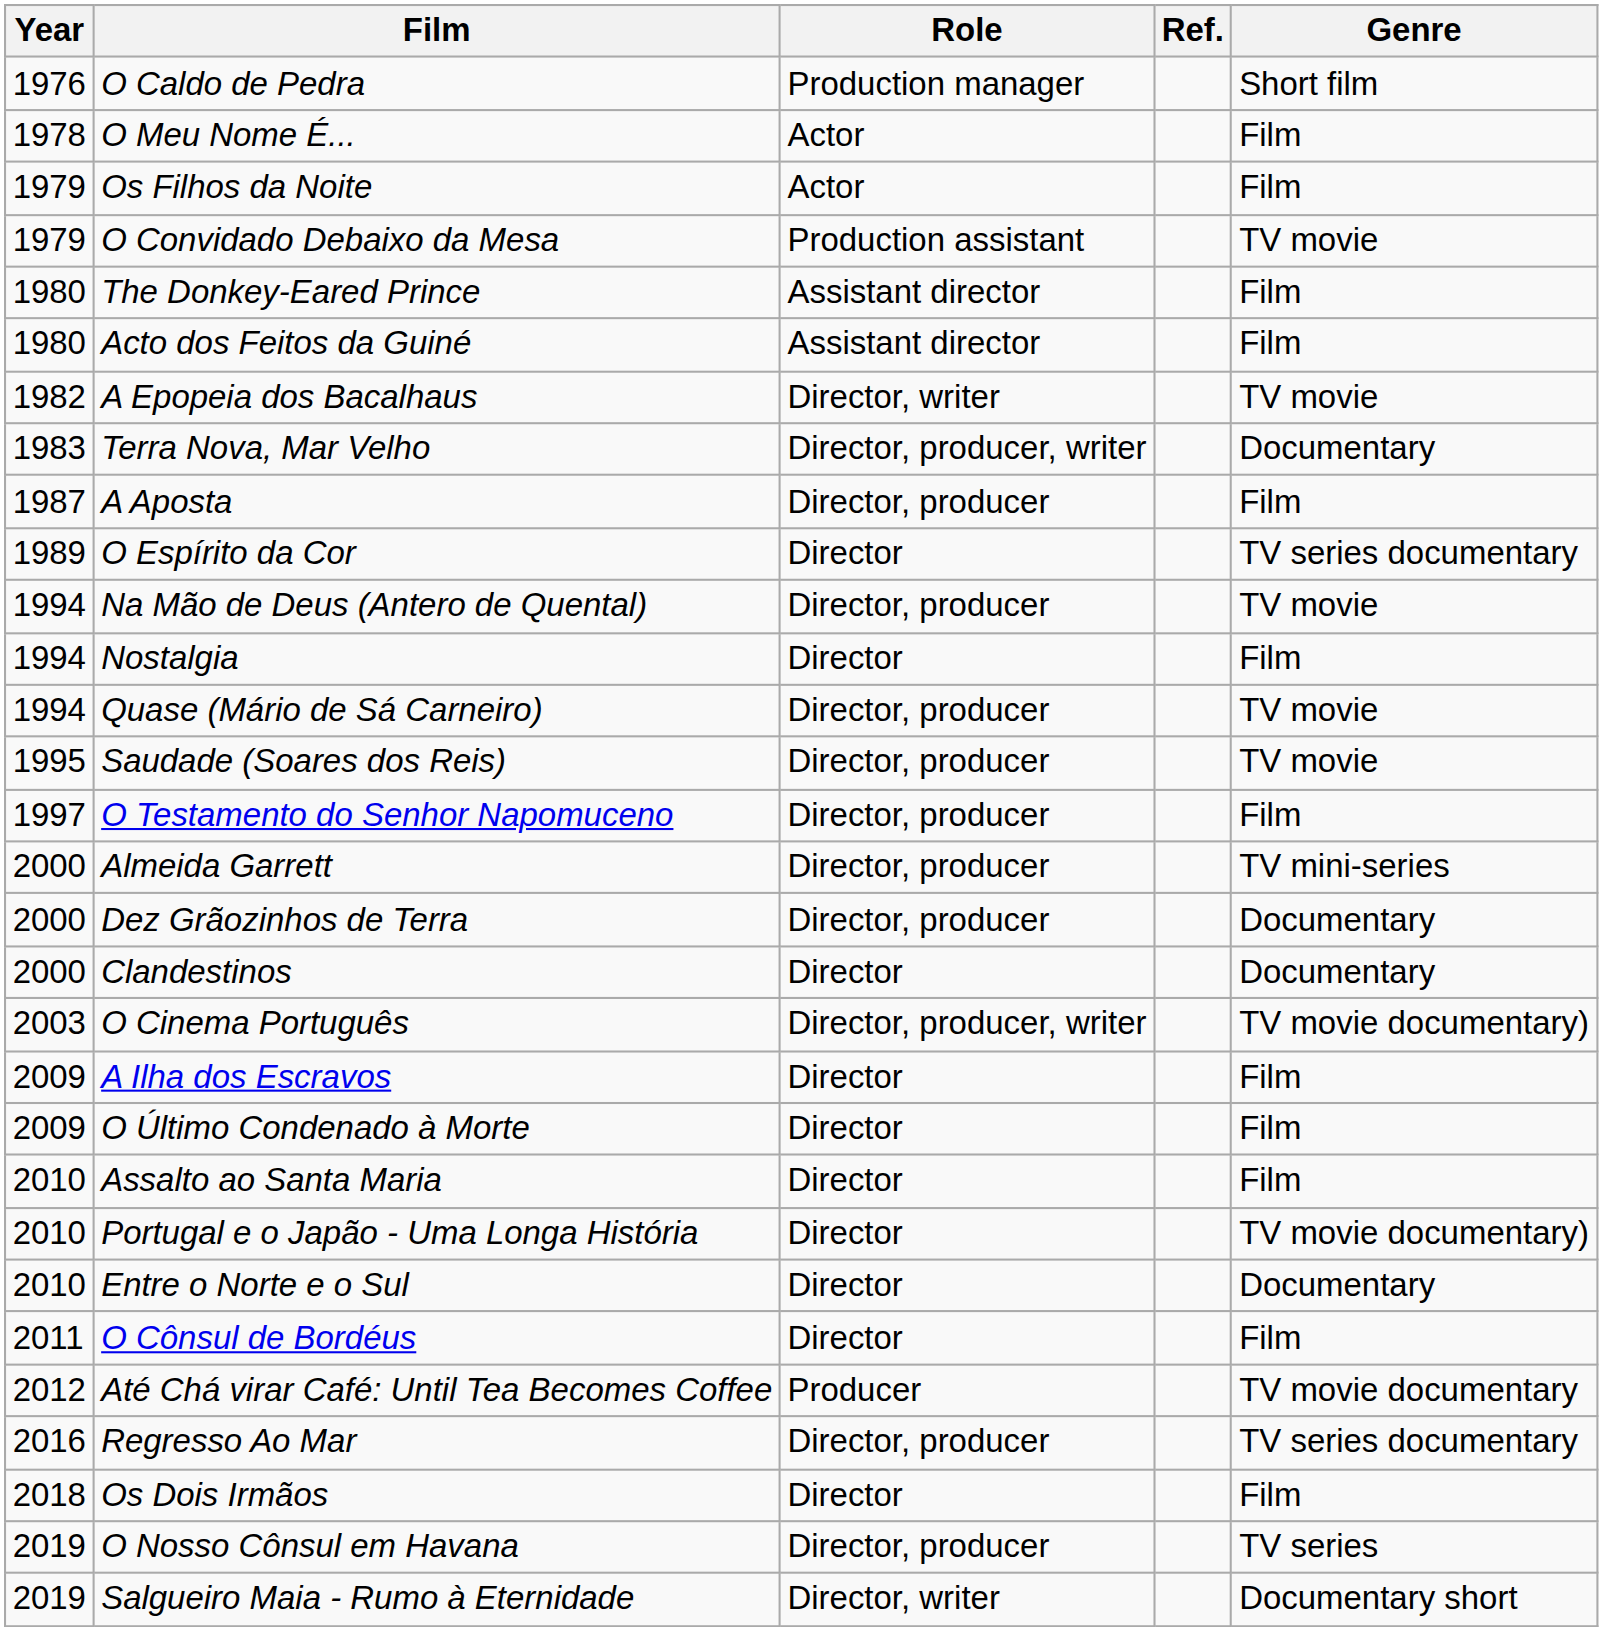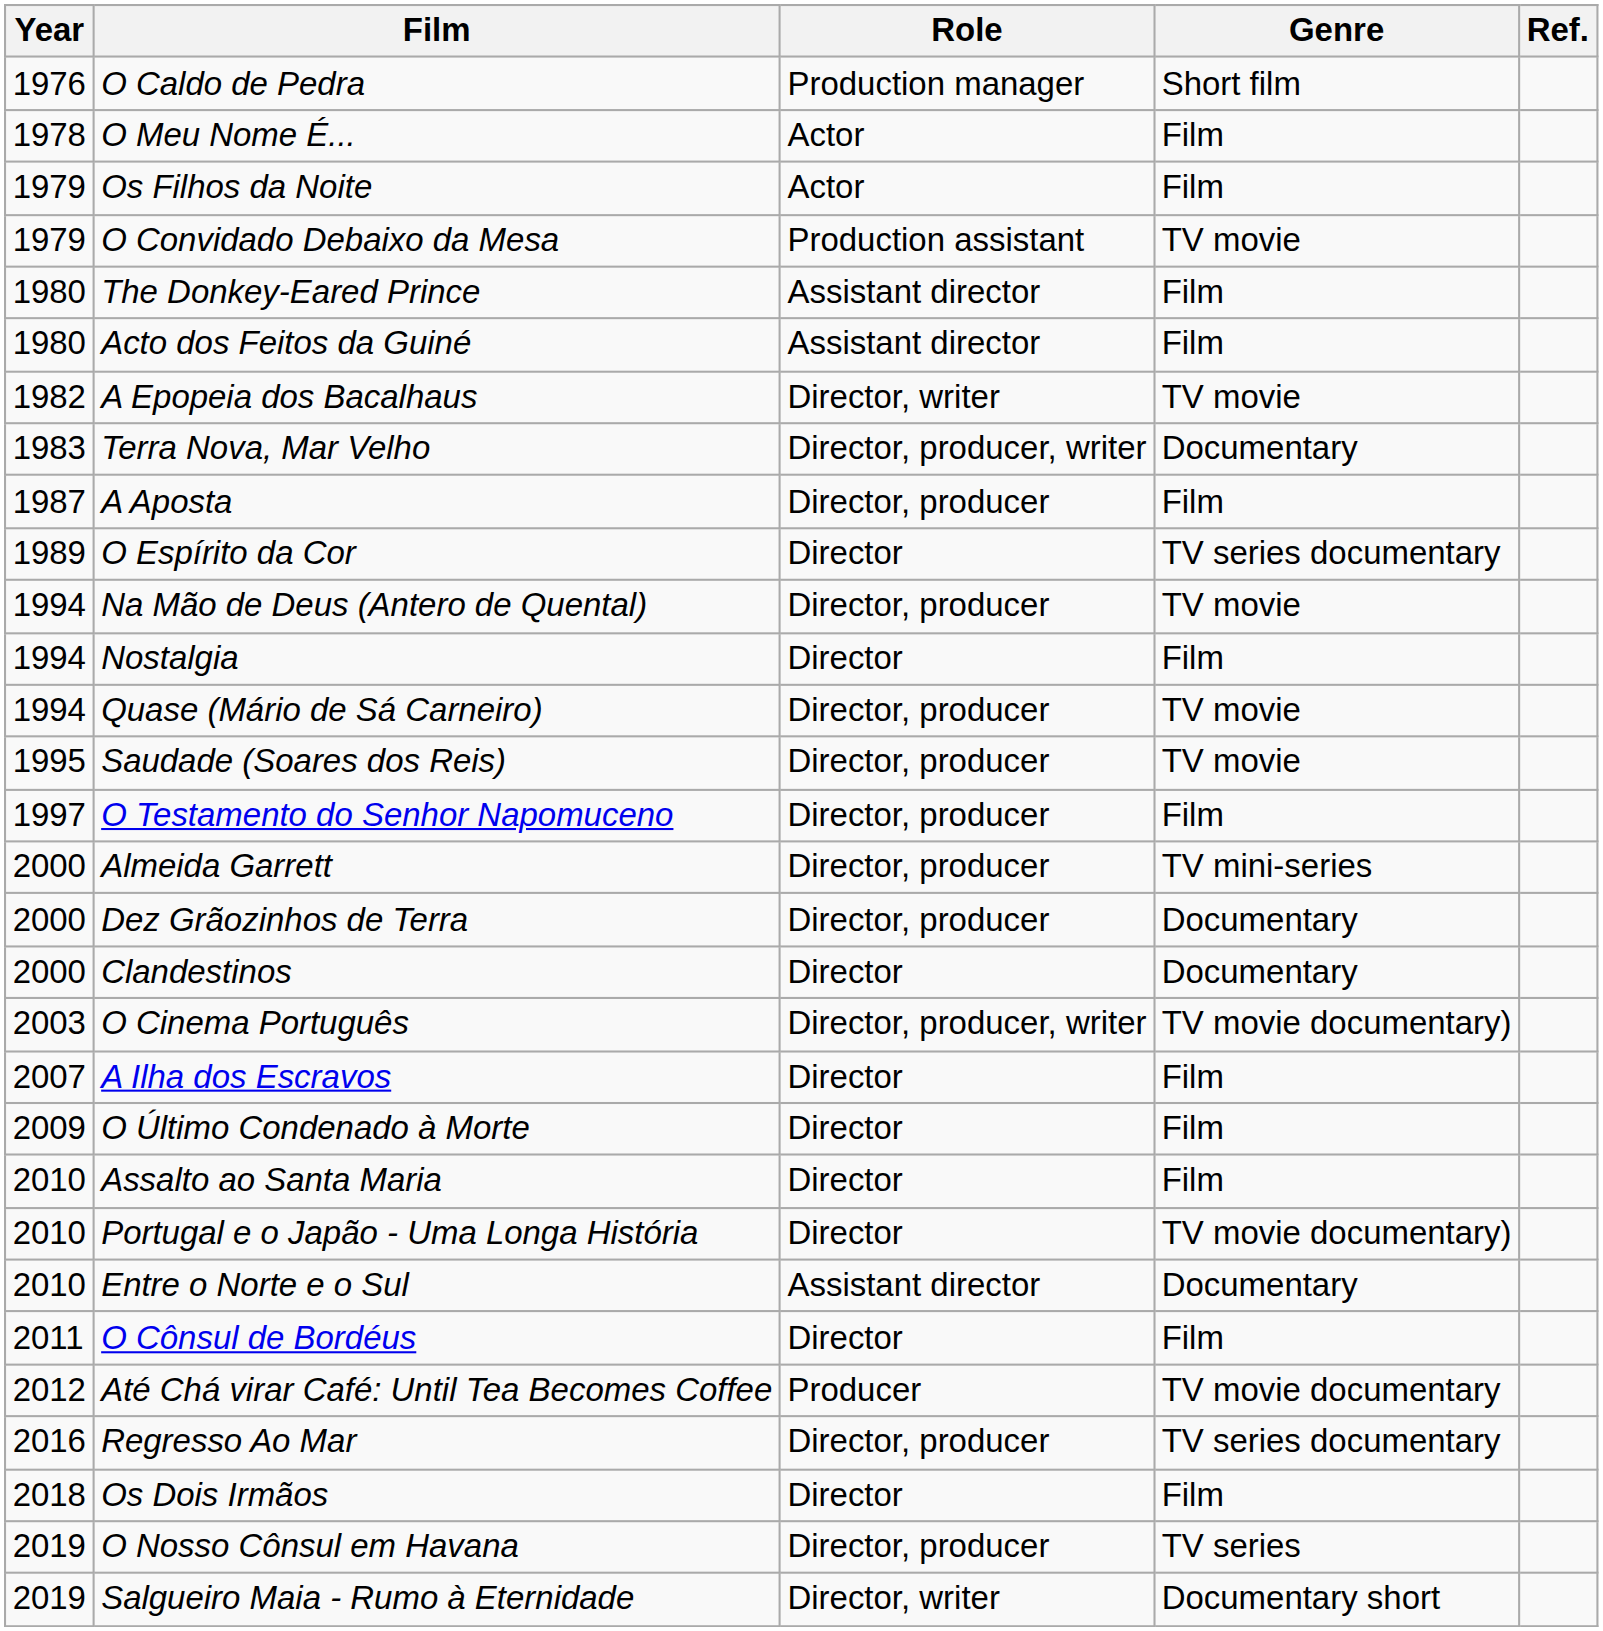columns swapped: (1414, 30) <-> (1193, 30)
(49, 1076) 2009 -> (49, 1076) 2007
(845, 1285) Director -> (914, 1285) Assistant director
